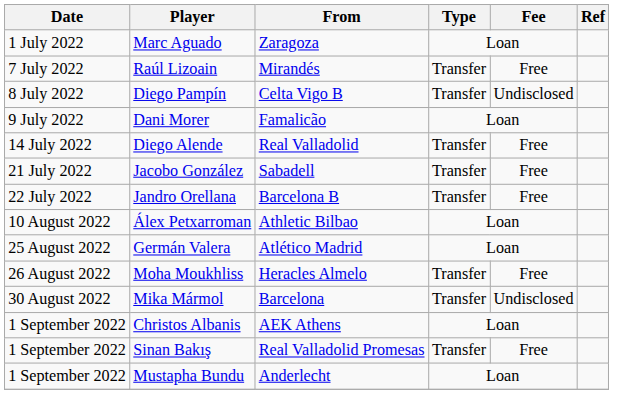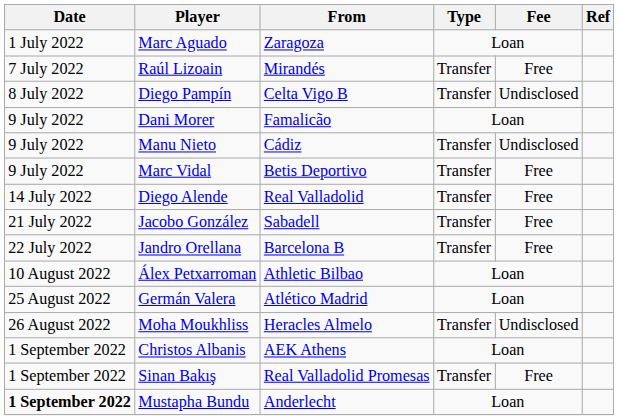+ row: (177, 145)
+ row: (175, 171)
(534, 273) Free -> (539, 324) Undisclosed
- row: (178, 299)
(67, 376) normal -> (70, 401) bold
